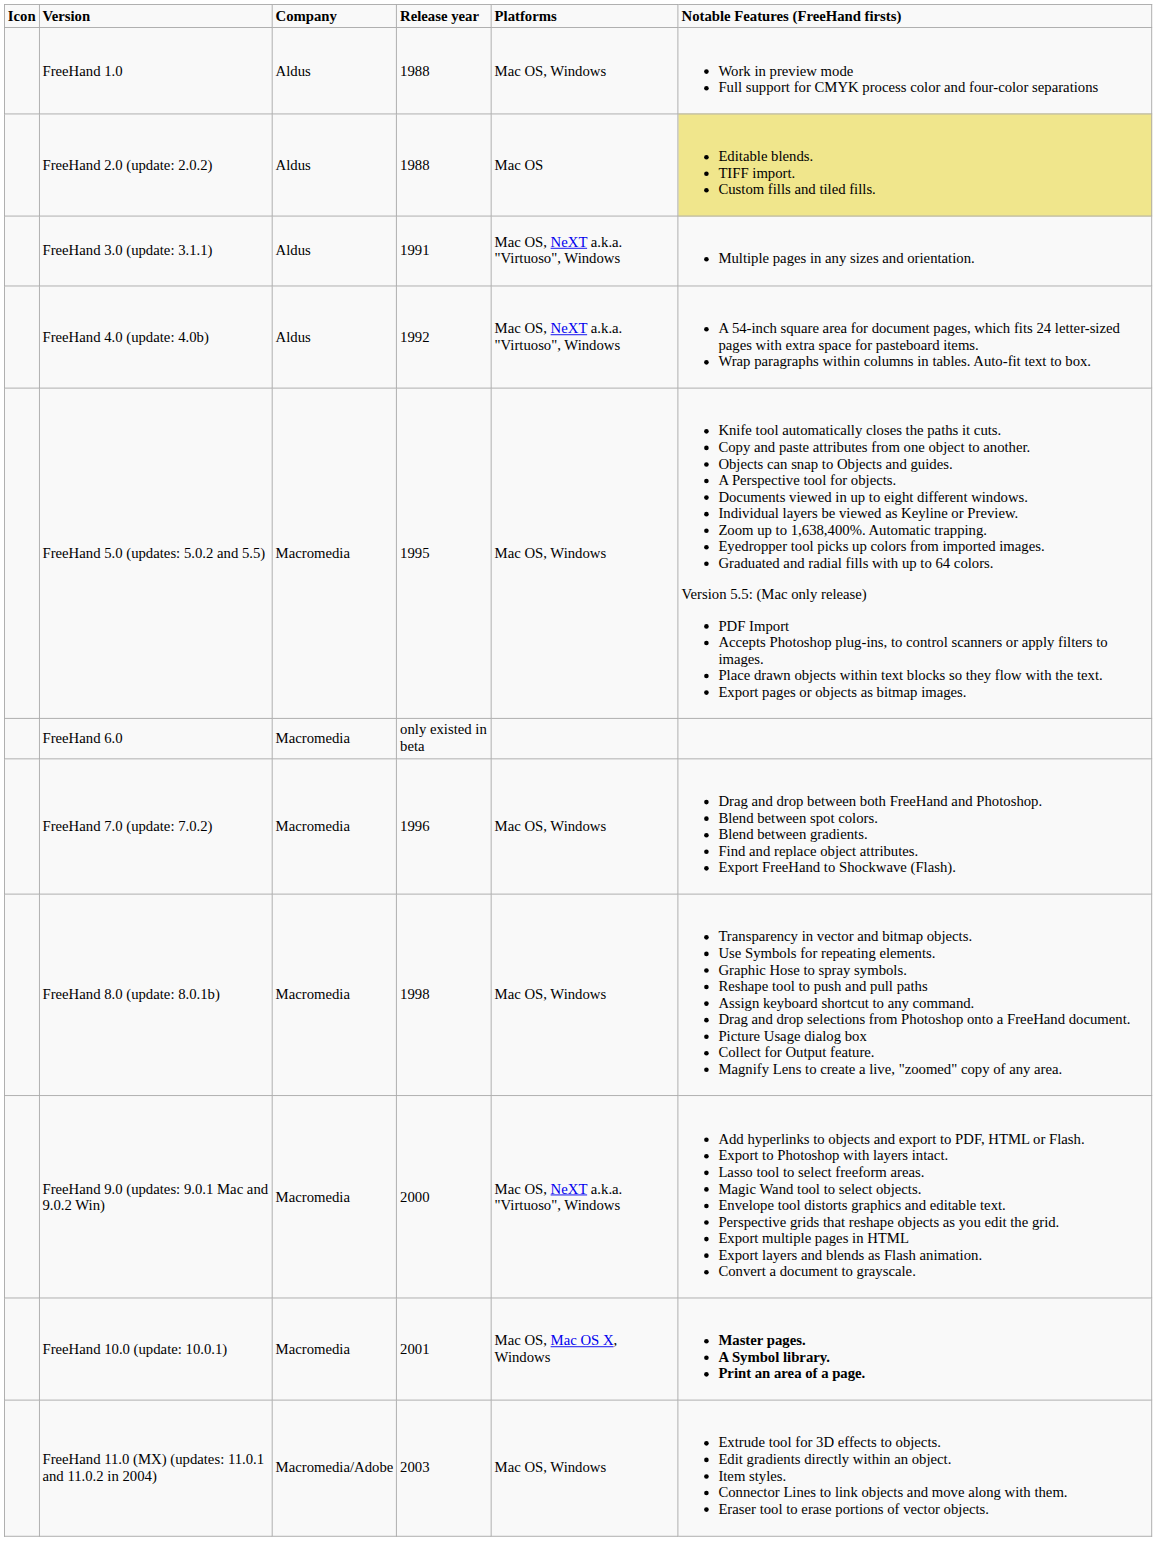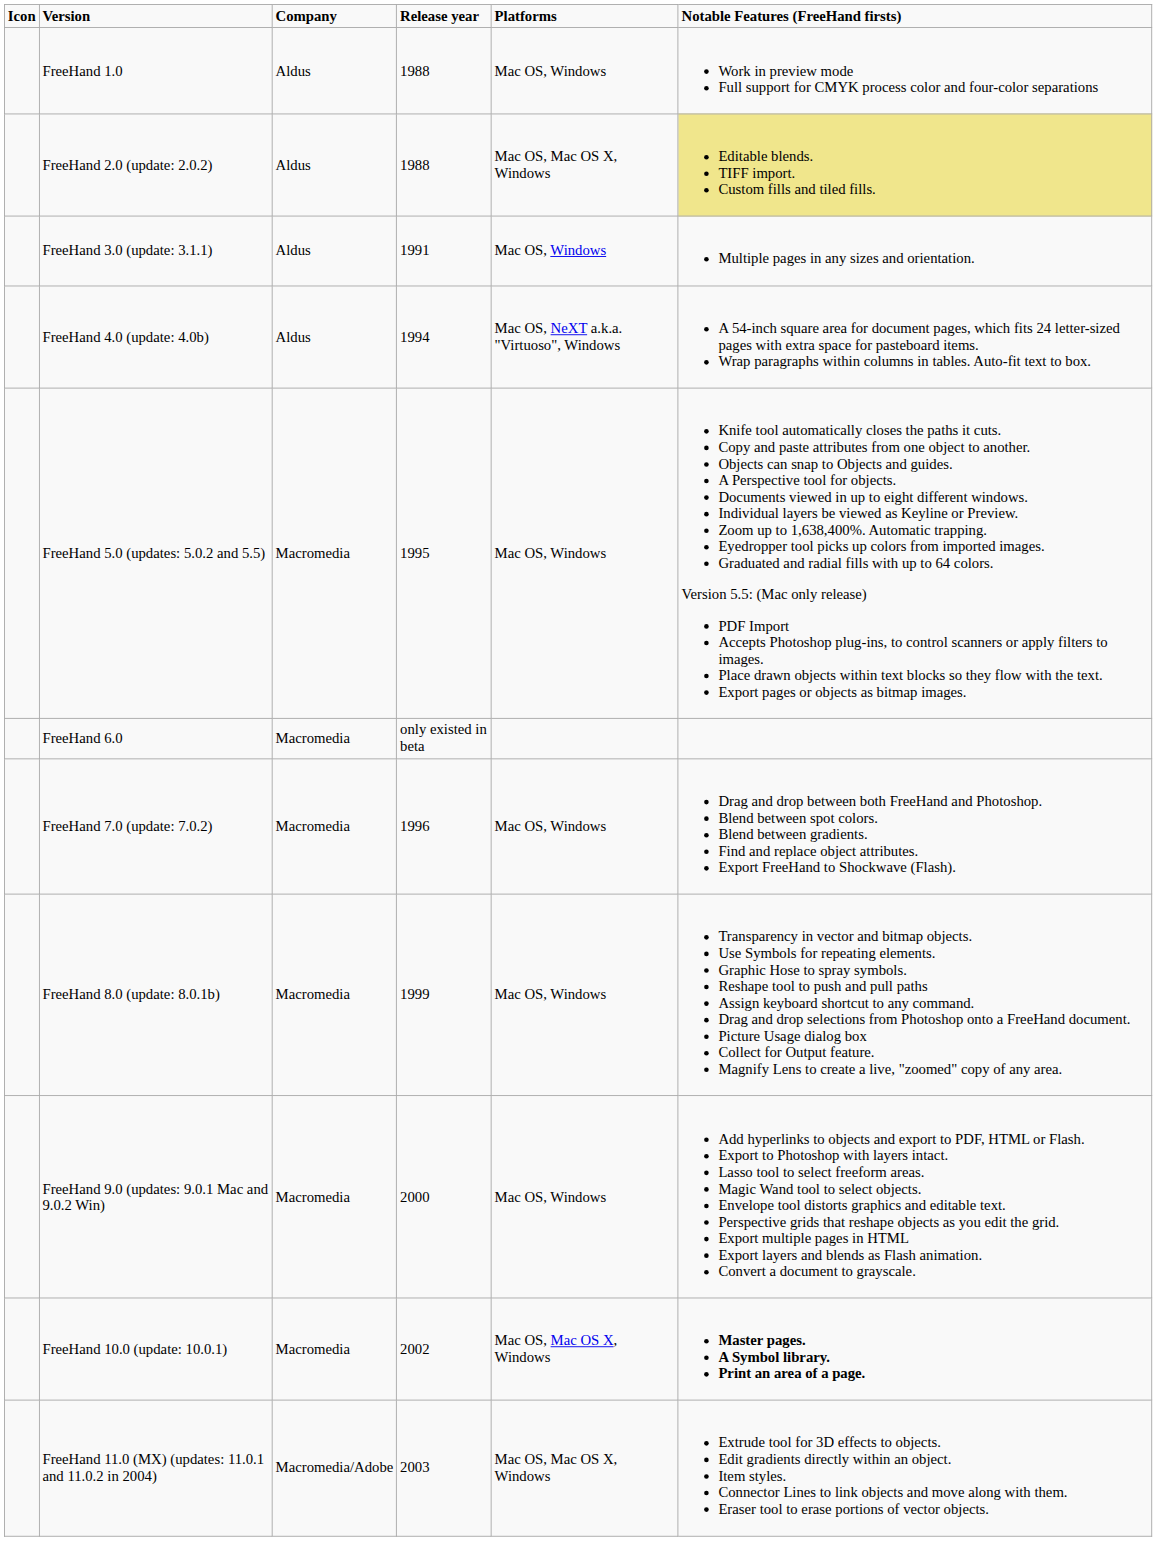(519, 164) Mac OS -> (556, 164) Mac OS, Mac OS X, Windows
(558, 250) Mac OS, NeXT a.k.a. "Virtuoso", Windows -> (550, 250) Mac OS, Windows
(415, 336) 1992 -> (415, 336) 1994
(415, 995) 1998 -> (415, 995) 1999
(558, 1196) Mac OS, NeXT a.k.a. "Virtuoso", Windows -> (550, 1196) Mac OS, Windows
(415, 1349) 2001 -> (415, 1349) 2002
(550, 1468) Mac OS, Windows -> (556, 1468) Mac OS, Mac OS X, Windows
